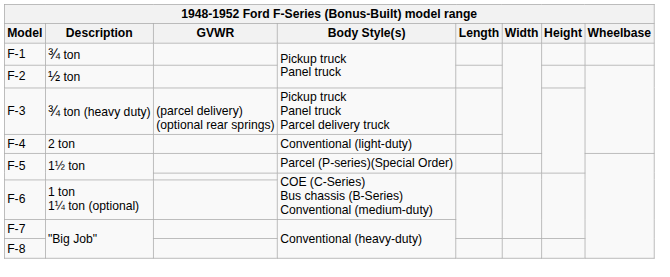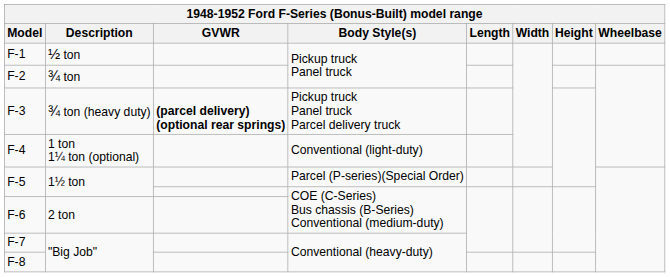(64, 54) ¾ ton -> (64, 54) ½ ton
(64, 76) ½ ton -> (64, 76) ¾ ton
(215, 117) normal -> (221, 117) bold
(61, 144) 2 ton -> (94, 150) 1 ton 1¼ ton (optional)
(94, 199) 1 ton 1¼ ton (optional) -> (61, 215) 2 ton
